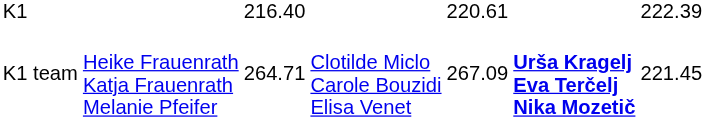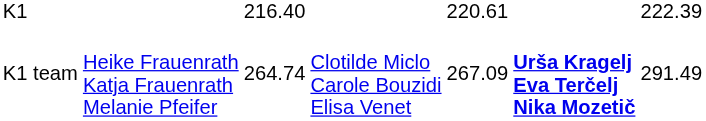(275, 73) 264.71 -> (275, 73) 264.74
(671, 73) 221.45 -> (671, 73) 291.49
